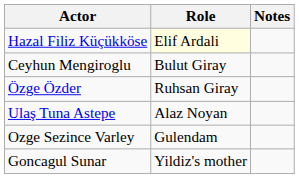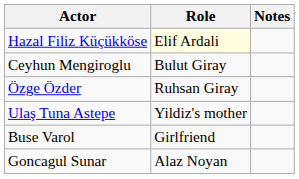(191, 112) Alaz Noyan -> (201, 112) Yildiz's mother
- row: (71, 137)
+ row: (41, 137)
(201, 161) Yildiz's mother -> (191, 161) Alaz Noyan
